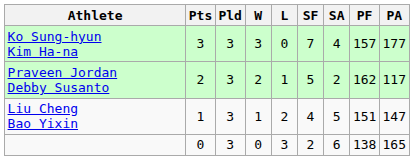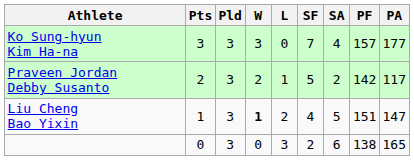(365, 80) 162 -> (365, 80) 142
(258, 116) normal -> (258, 116) bold
